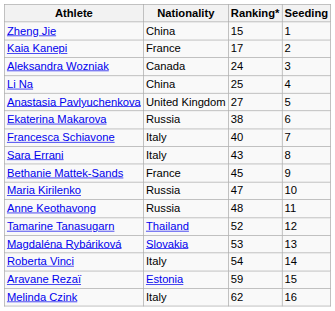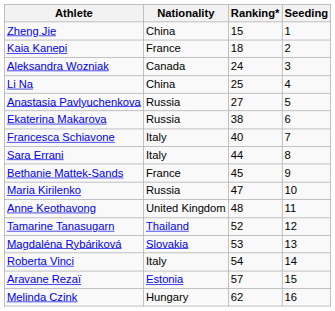(237, 48) 17 -> (237, 48) 18
(186, 102) United Kingdom -> (163, 102) Russia
(237, 155) 43 -> (237, 155) 44
(163, 208) Russia -> (186, 208) United Kingdom
(237, 279) 59 -> (237, 279) 57
(156, 297) Italy -> (167, 297) Hungary
